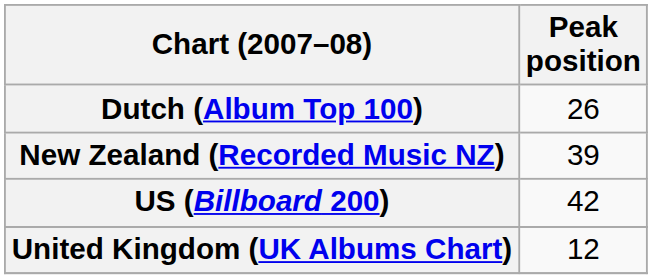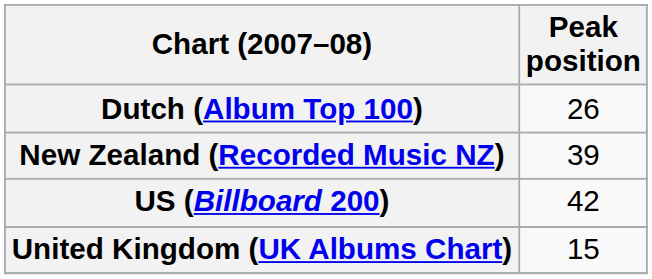(583, 249) 12 -> (583, 249) 15
